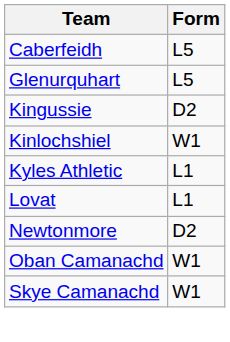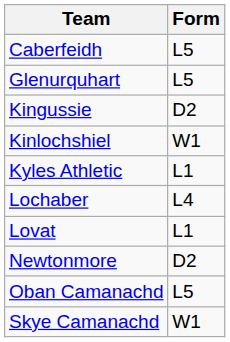+ row: (49, 200)
(187, 261) W1 -> (183, 291) L5
